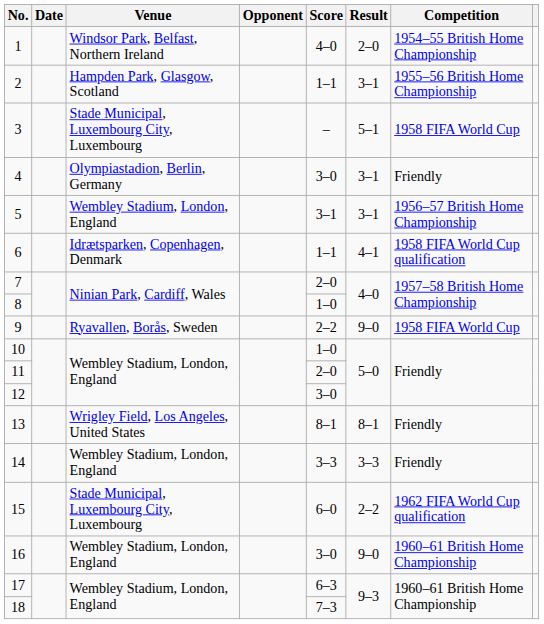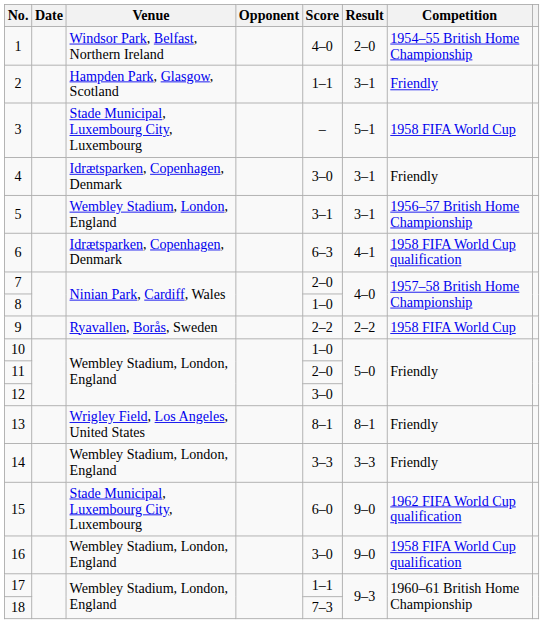(459, 84) 1955–56 British Home Championship -> (414, 84) Friendly
(137, 176) Olympiastadion, Berlin, Germany -> (147, 176) Idrætsparken, Copenhagen, Denmark
(326, 252) 1–1 -> (322, 252) 6–3
(369, 327) 9–0 -> (365, 327) 2–2
(369, 509) 2–2 -> (365, 509) 9–0
(459, 555) 1960–61 British Home Championship -> (453, 555) 1958 FIFA World Cup qualification
(326, 585) 6–3 -> (322, 585) 1–1
